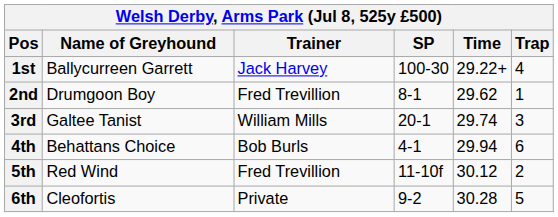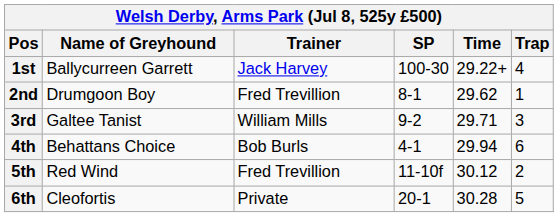(414, 120) 20-1 -> (410, 120) 9-2
(477, 120) 29.74 -> (477, 120) 29.71
(410, 198) 9-2 -> (414, 198) 20-1
